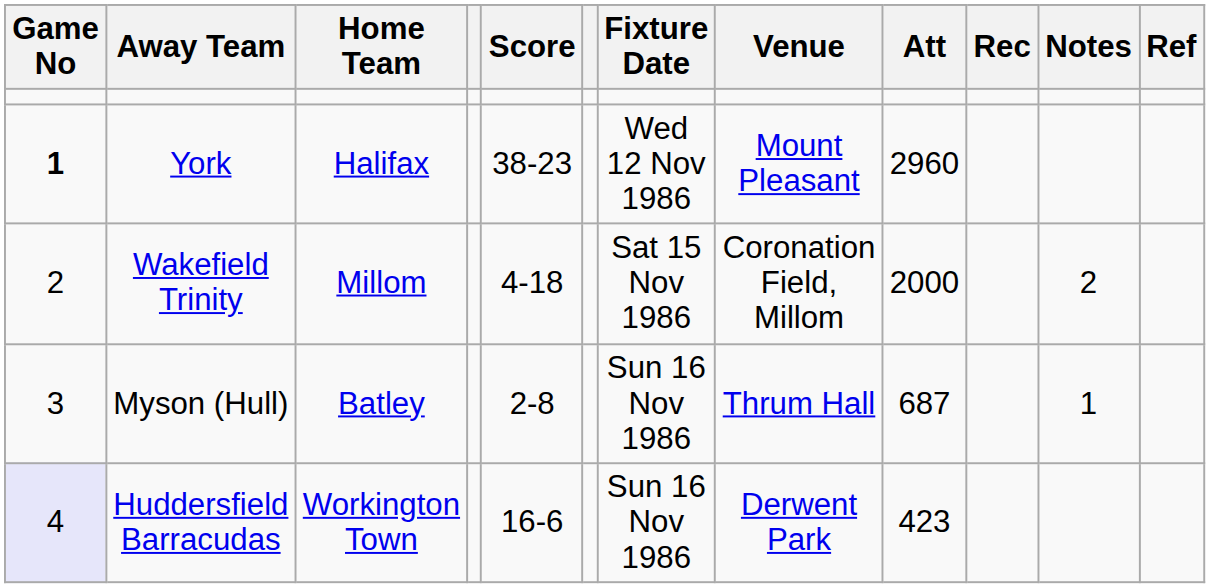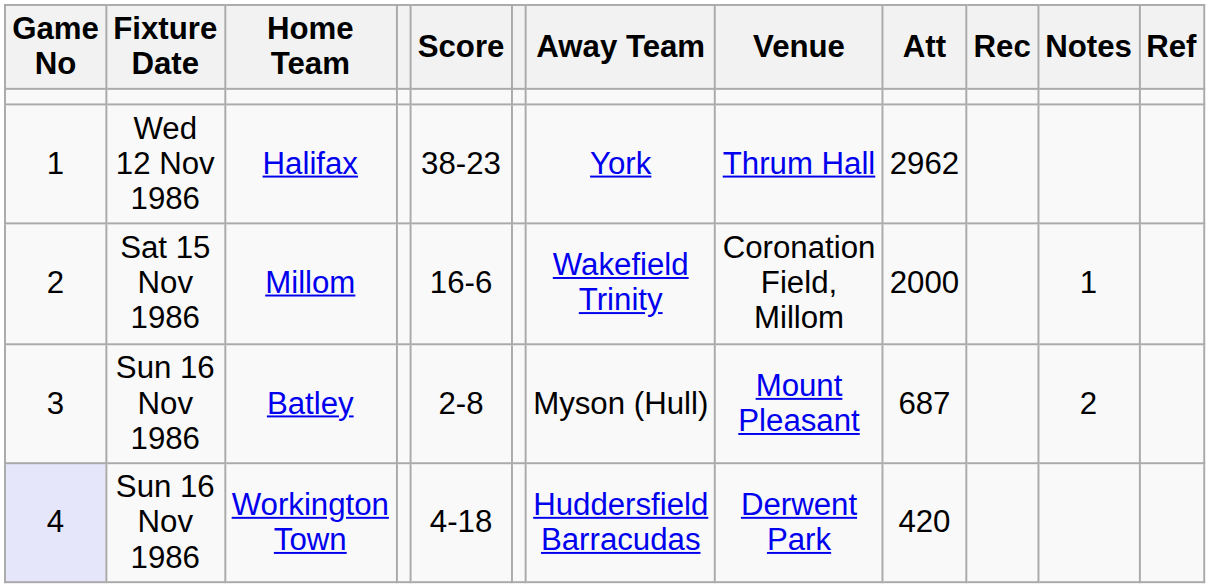columns swapped: (656, 46) <-> (201, 46)
(56, 163) bold -> (56, 163) normal
(799, 163) Mount Pleasant -> (799, 163) Thrum Hall
(924, 163) 2960 -> (924, 163) 2962
(532, 282) 4-18 -> (461, 282) 16-6
(1088, 282) 2 -> (1088, 282) 1
(799, 402) Thrum Hall -> (799, 402) Mount Pleasant
(1088, 402) 1 -> (1088, 402) 2
(532, 522) 16-6 -> (461, 522) 4-18
(924, 522) 423 -> (924, 522) 420
